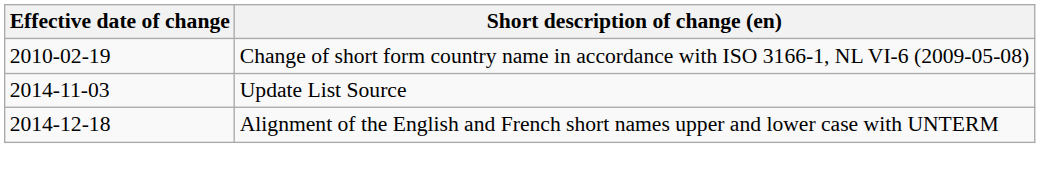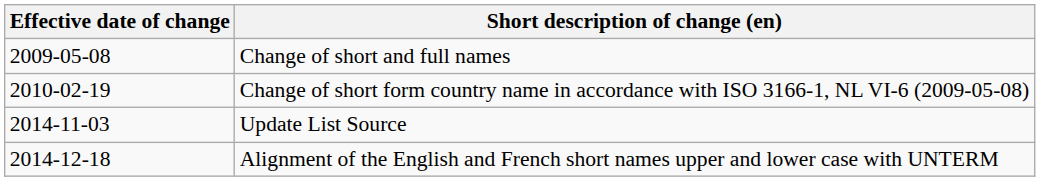+ row: (375, 55)
